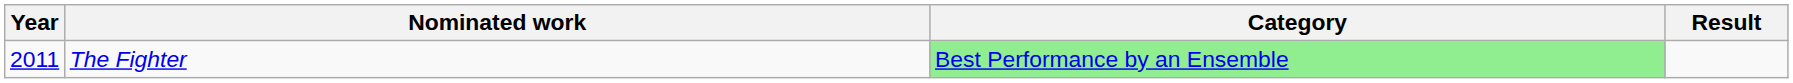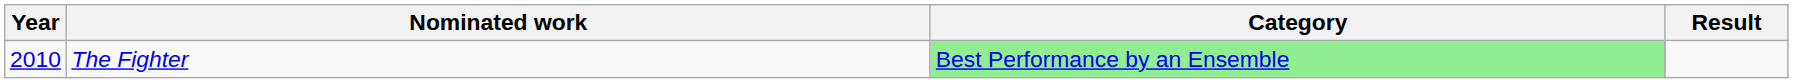(35, 58) 2011 -> (35, 58) 2010
